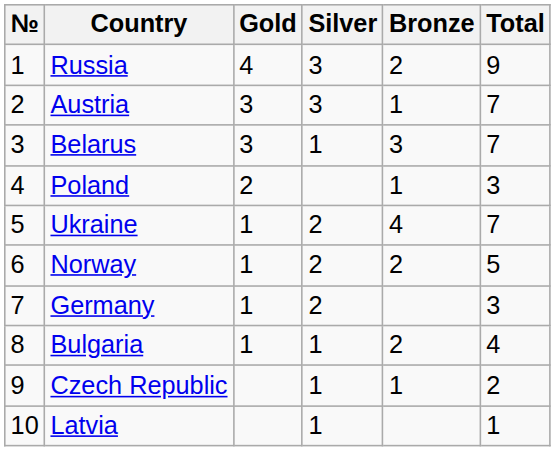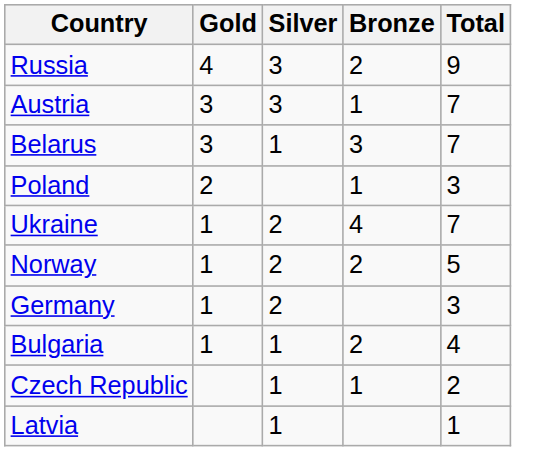- column: (25, 24)
